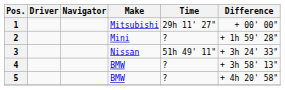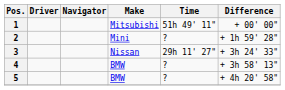(189, 24) 29h 11' 27" -> (189, 24) 51h 49' 11"
(189, 51) 51h 49' 11" -> (189, 51) 29h 11' 27"
